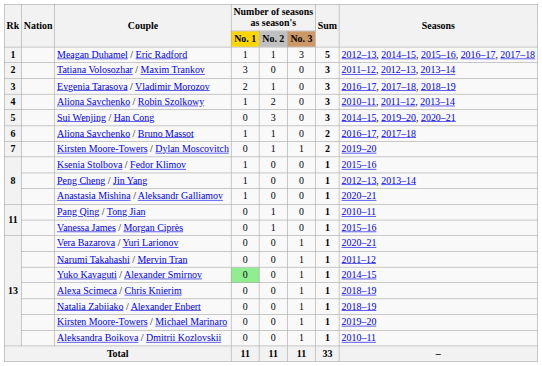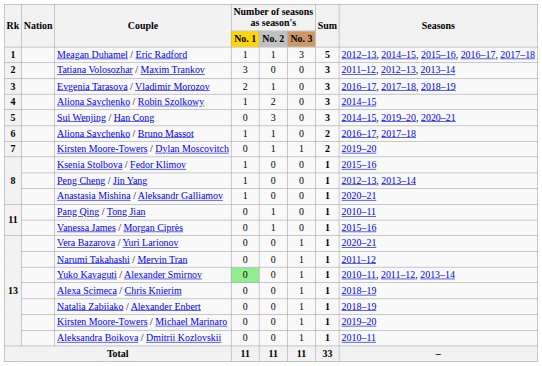(398, 102) 2010–11, 2011–12, 2013–14 -> (359, 102) 2014–15
(359, 275) 2014–15 -> (398, 275) 2010–11, 2011–12, 2013–14
